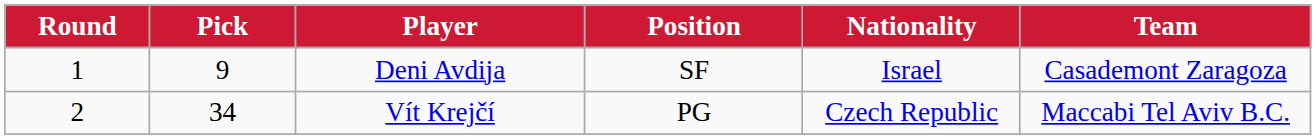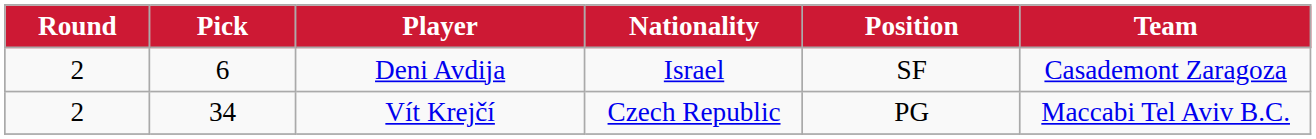columns swapped: (694, 26) <-> (912, 26)
(77, 69) 1 -> (77, 69) 2
(222, 69) 9 -> (222, 69) 6
